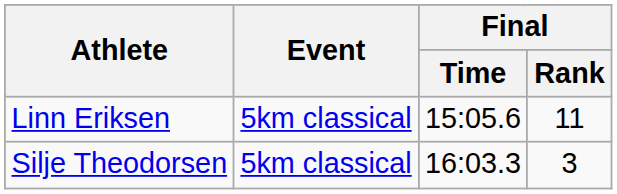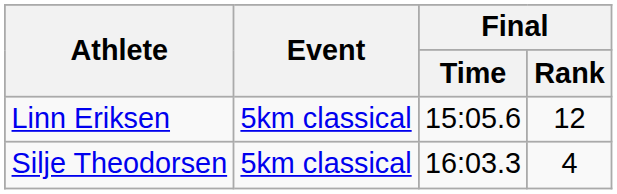(570, 118) 11 -> (570, 118) 12
(570, 164) 3 -> (570, 164) 4
